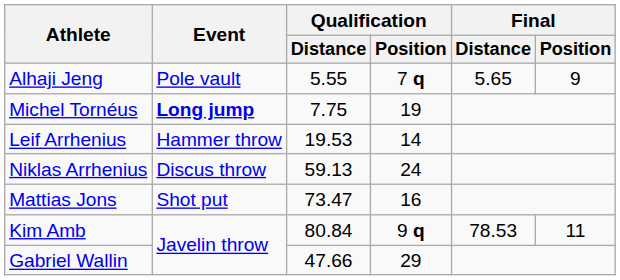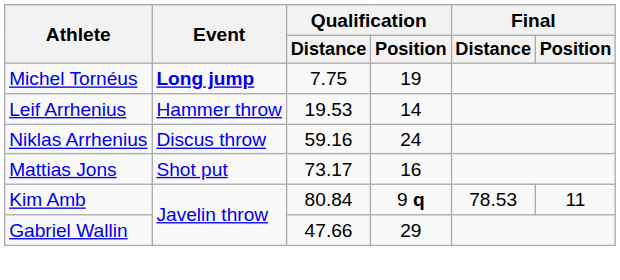- row: (56, 79)
(329, 170) 59.13 -> (329, 140) 59.16
(329, 200) 73.47 -> (329, 170) 73.17
